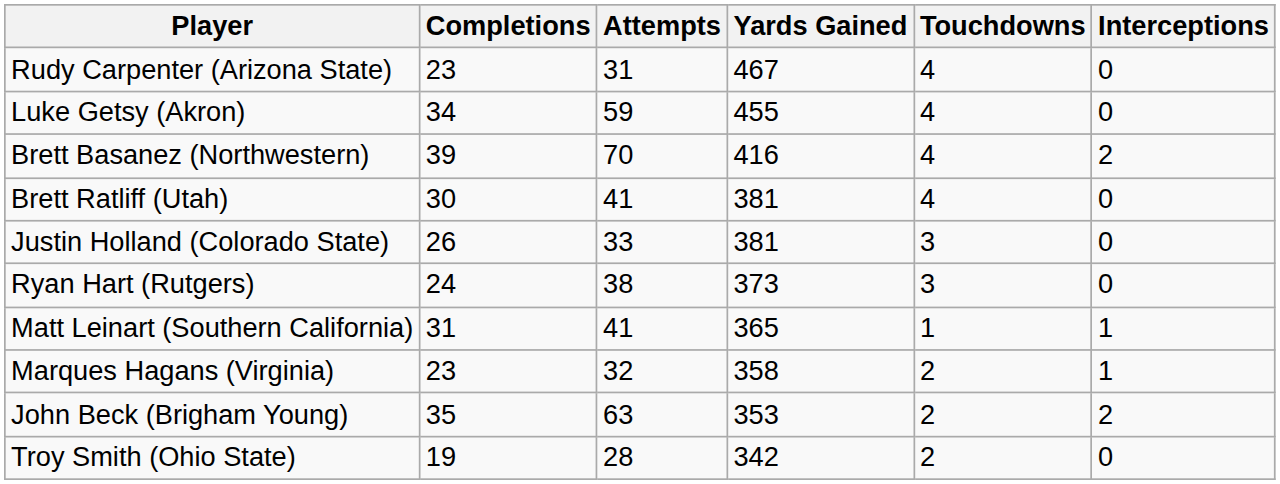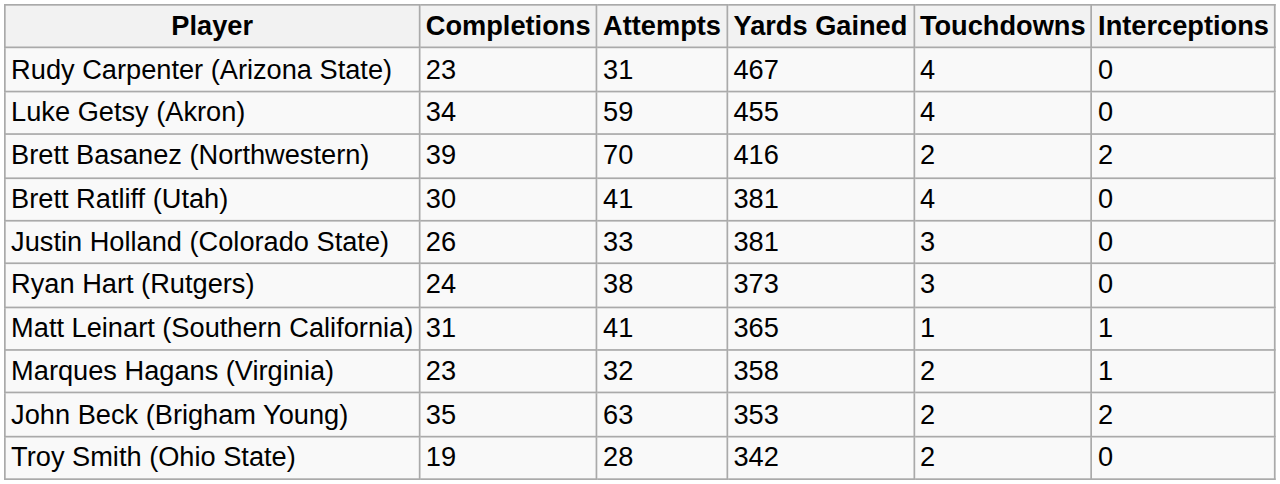(927, 155) 4 -> (927, 155) 2
